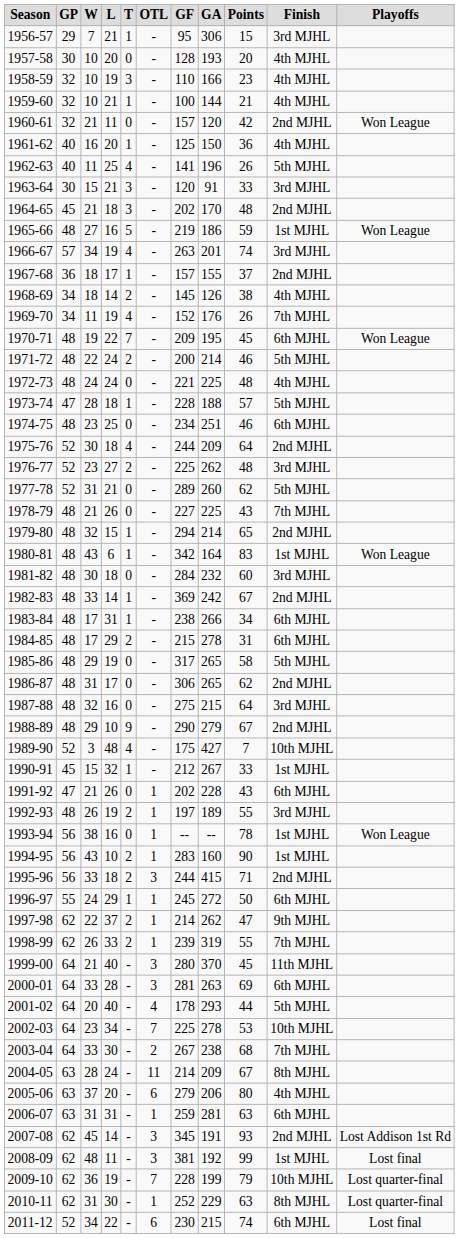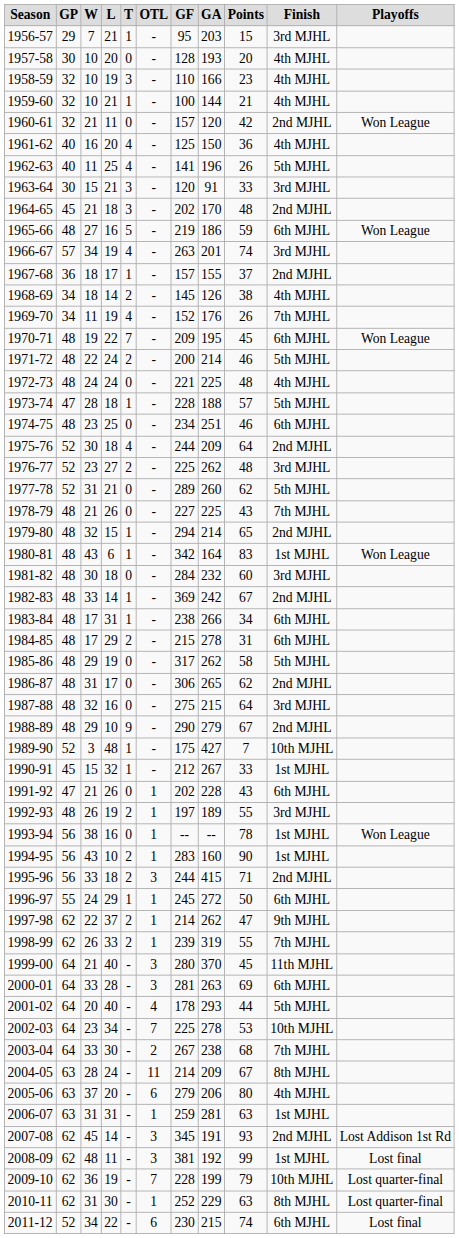(211, 36) 306 -> (211, 36) 203
(129, 144) 1 -> (129, 144) 4
(302, 230) 1st MJHL -> (302, 230) 6th MJHL
(211, 662) 265 -> (211, 662) 262
(129, 748) 4 -> (129, 748) 1
(302, 1115) 6th MJHL -> (302, 1115) 1st MJHL
